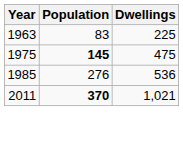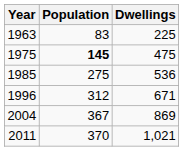(98, 75) 276 -> (98, 75) 275
+ row: (22, 95)
+ row: (22, 115)
(98, 95) bold -> (98, 136) normal
